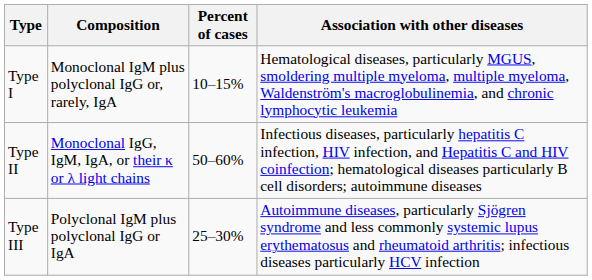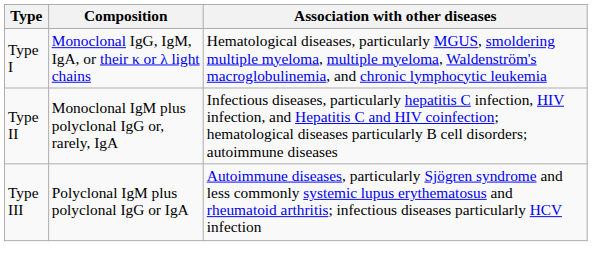- column: (223, 25)
(118, 84) Monoclonal IgM plus polyclonal IgG or, rarely, IgA -> (126, 58) Monoclonal IgG, IgM, IgA, or their κ or λ light chains
(112, 160) Monoclonal IgG, IgM, IgA, or their κ or λ light chains -> (119, 125) Monoclonal IgM plus polyclonal IgG or, rarely, IgA
